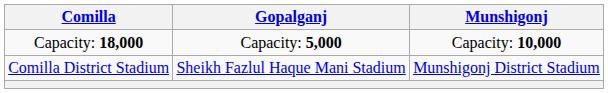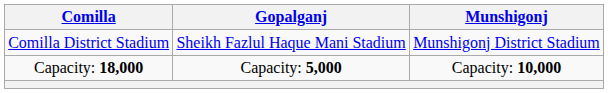rows swapped: (89, 67) <-> (89, 42)
